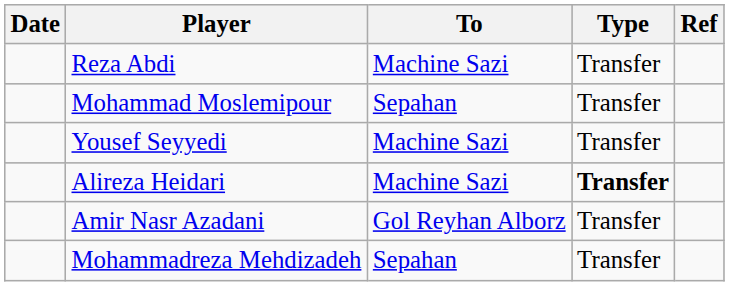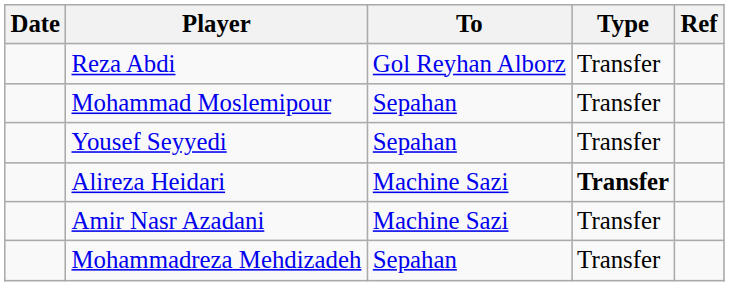(441, 63) Machine Sazi -> (469, 63) Gol Reyhan Alborz
(441, 142) Machine Sazi -> (415, 142) Sepahan
(469, 220) Gol Reyhan Alborz -> (441, 220) Machine Sazi
